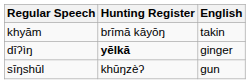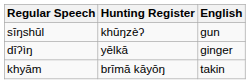rows swapped: (24, 32) <-> (26, 69)
(115, 50) bold -> (114, 50) normal
